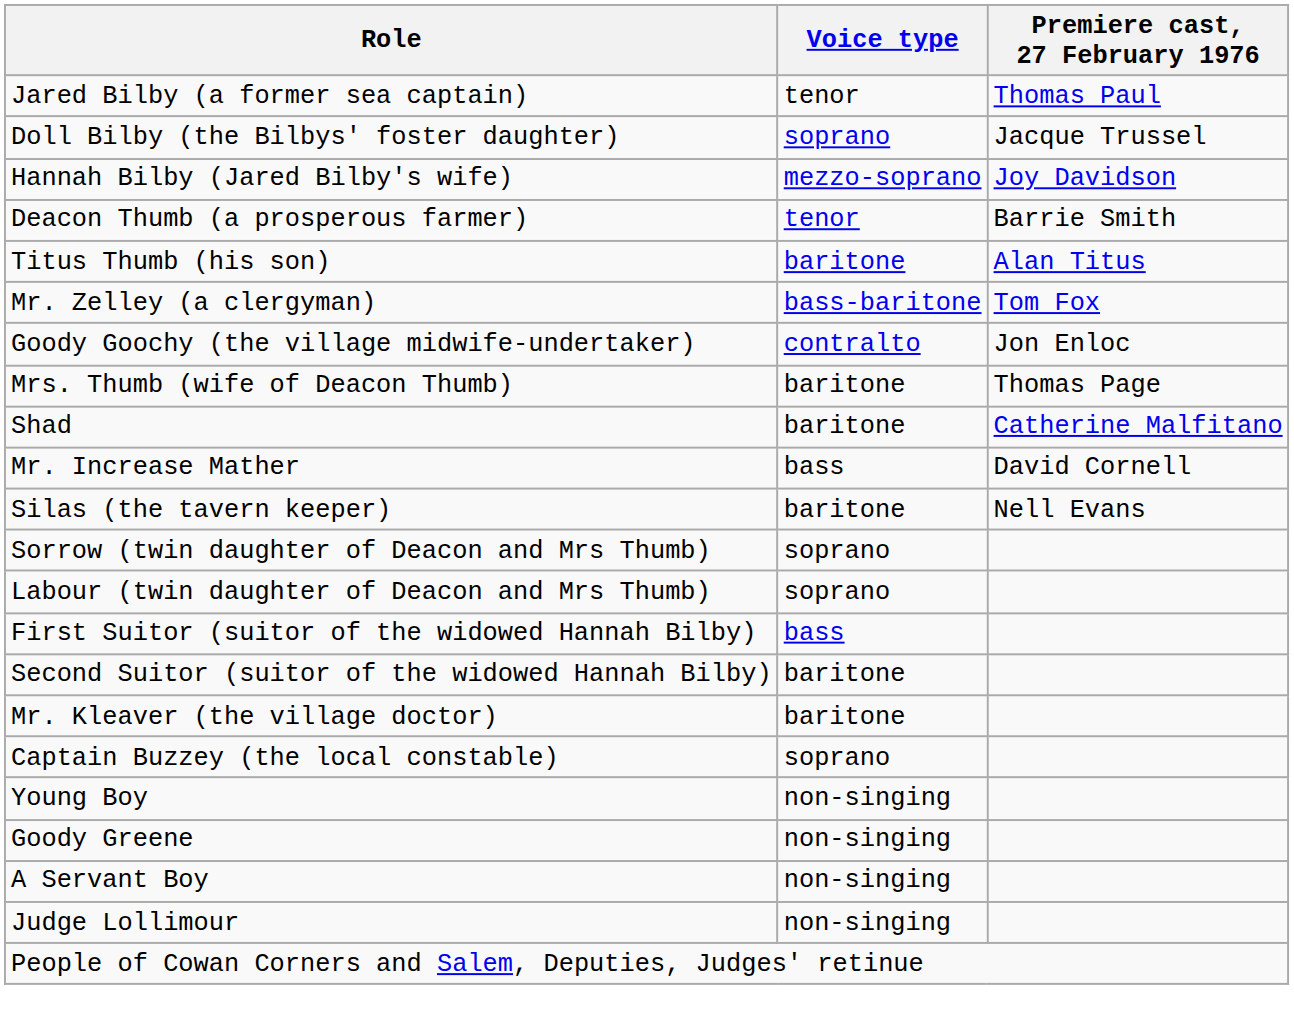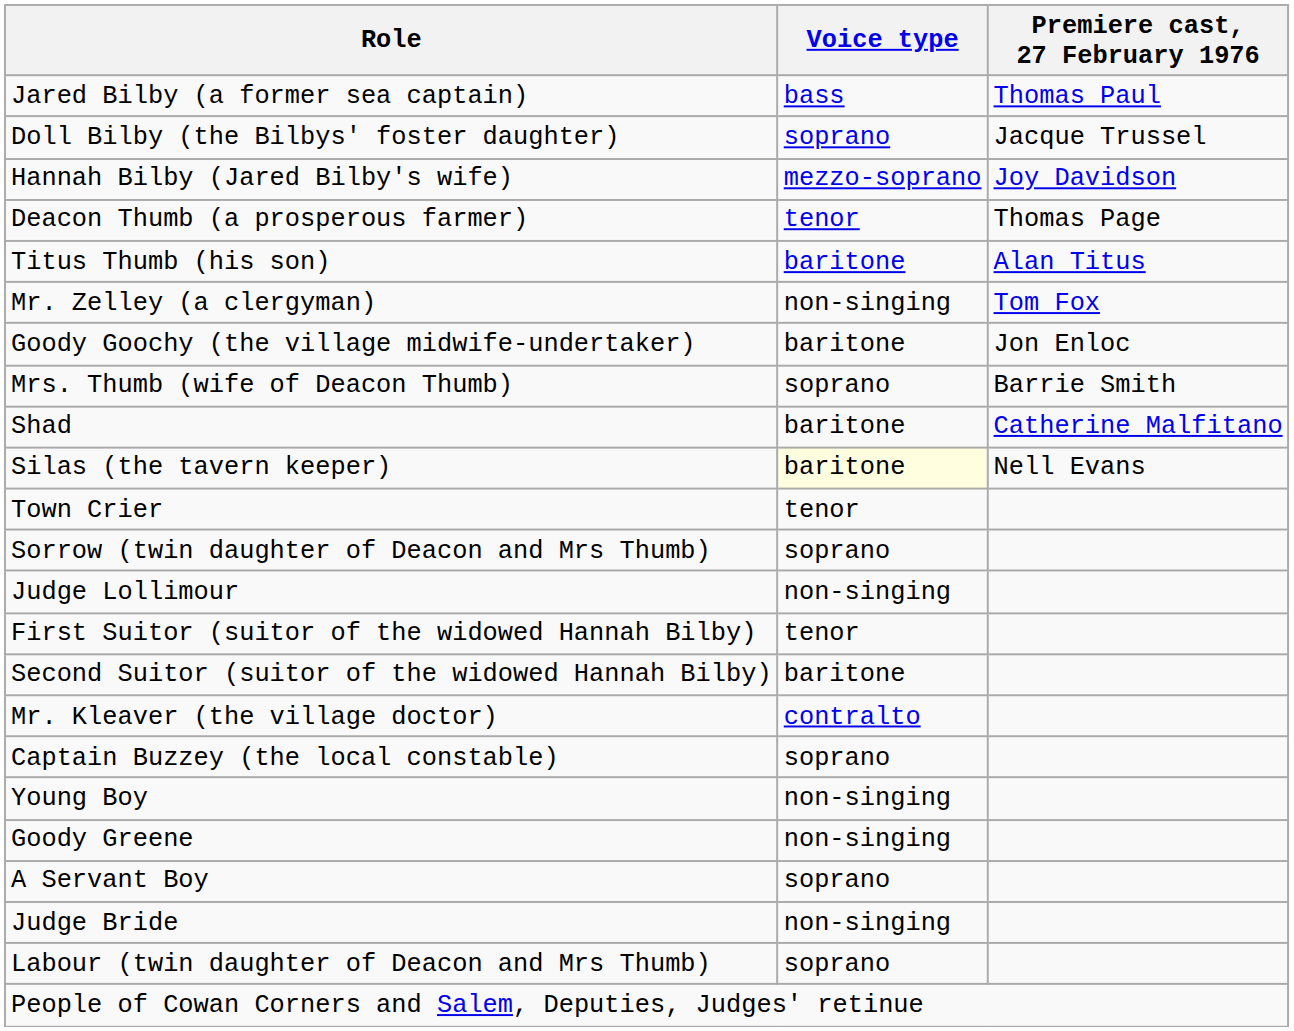(822, 96) tenor -> (814, 96) bass
(1085, 220) Barrie Smith -> (1077, 220) Thomas Page
(883, 303) bass-baritone -> (867, 303) non-singing
(852, 344) contralto -> (845, 344) baritone
(845, 385) baritone -> (837, 385) soprano
(1077, 385) Thomas Page -> (1085, 385) Barrie Smith
- row: (156, 468)
(845, 509) no background -> (845, 468) lightyellow background
+ row: (87, 509)
rows swapped: (361, 592) <-> (125, 923)
(814, 633) bass -> (822, 633) tenor
(845, 716) baritone -> (852, 716) contralto
(867, 881) non-singing -> (837, 881) soprano
+ row: (95, 923)
